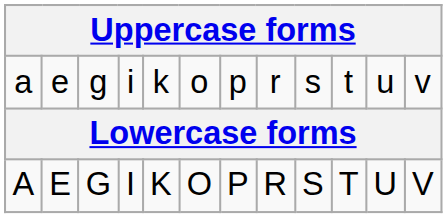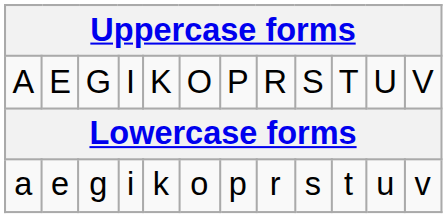rows swapped: (23, 184) <-> (23, 81)
